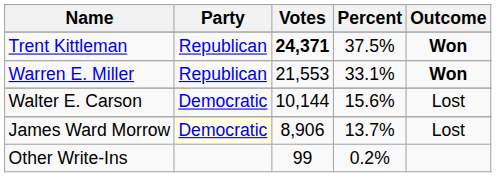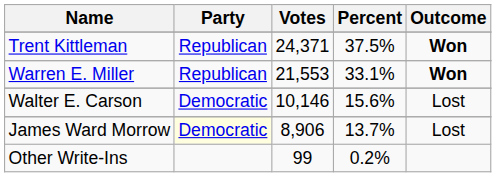(302, 46) bold -> (302, 46) normal
(302, 102) 10,144 -> (302, 102) 10,146
